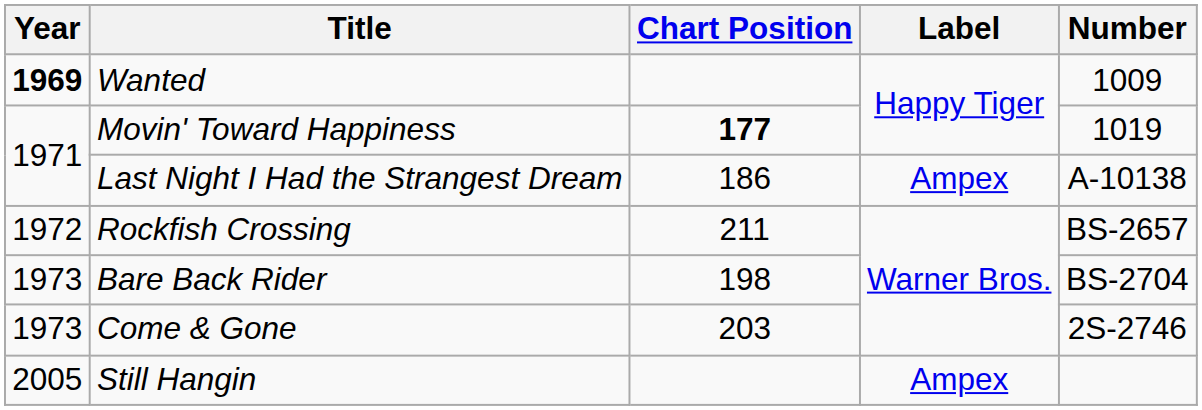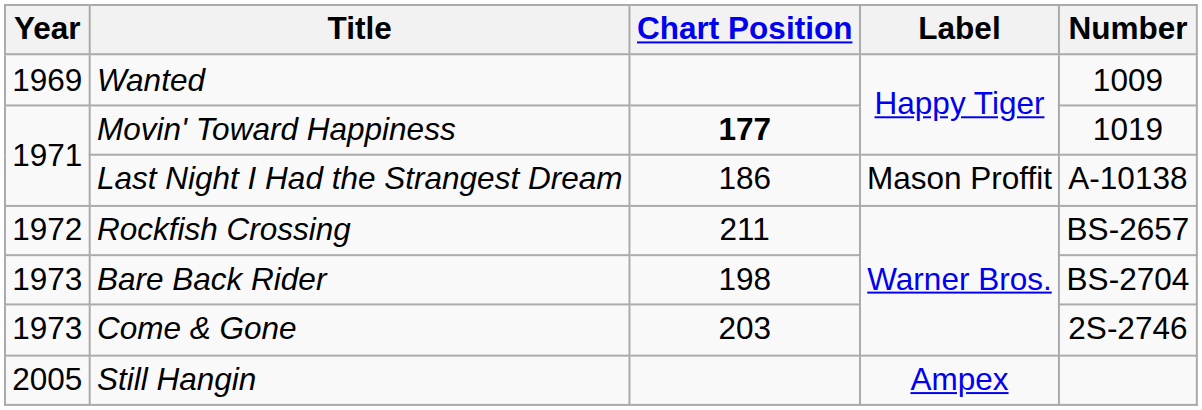(47, 79) bold -> (47, 79) normal
(959, 179) Ampex -> (960, 179) Mason Proffit
